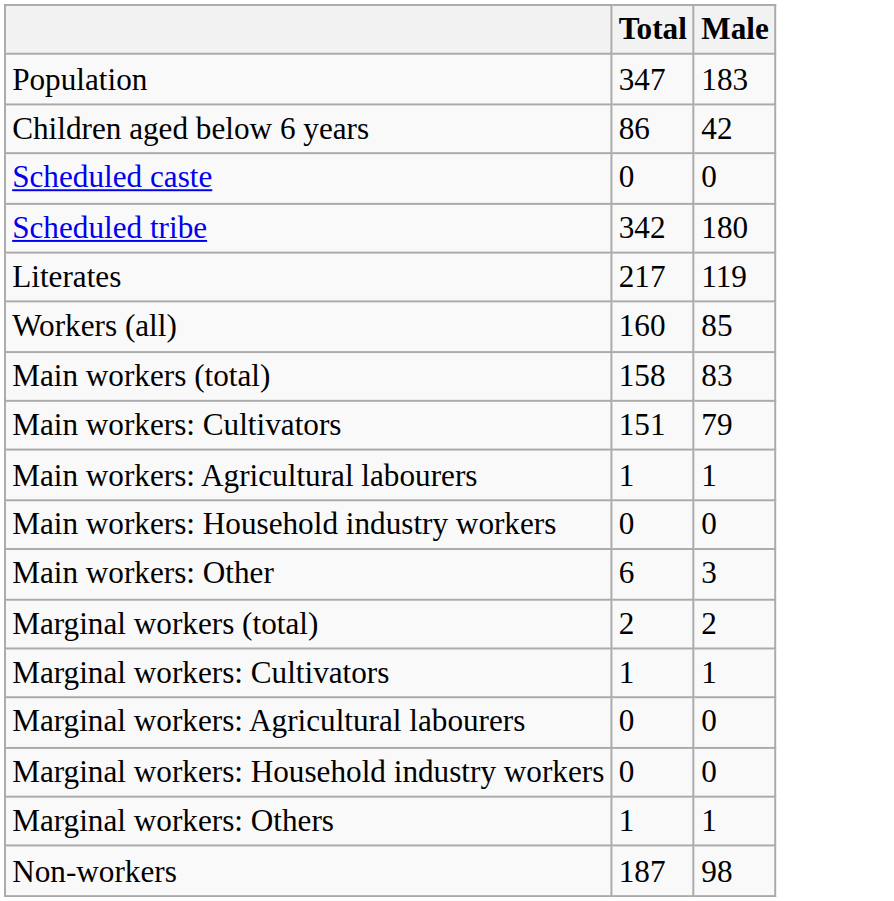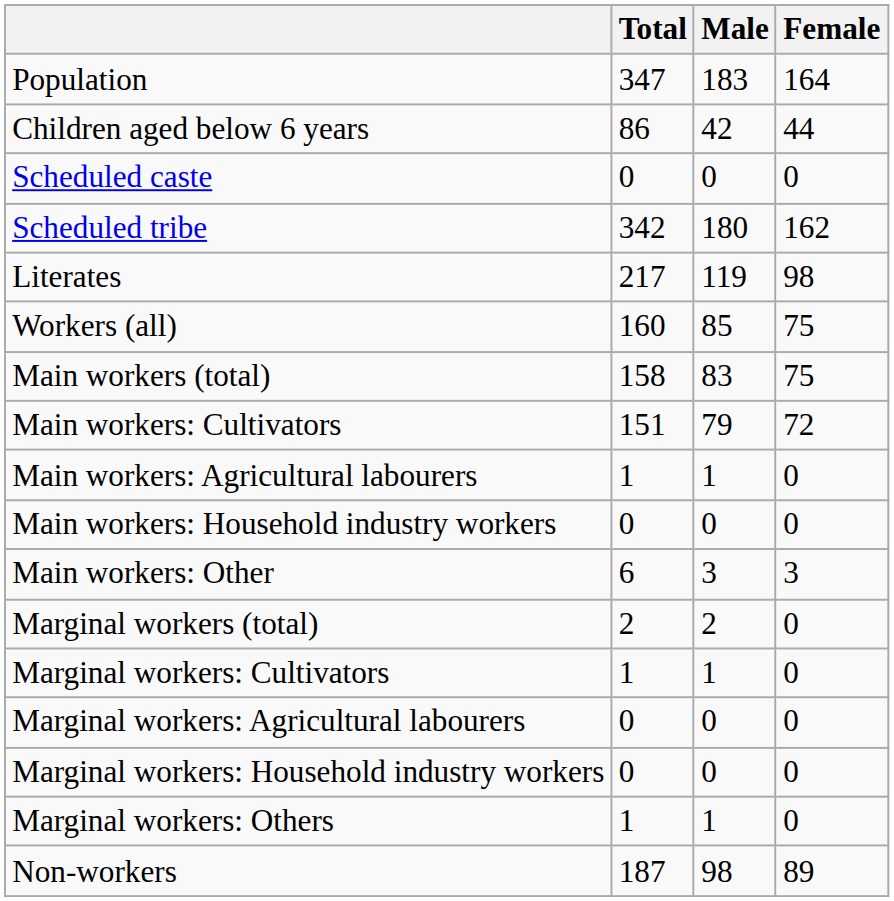+ column: (832, 29)
